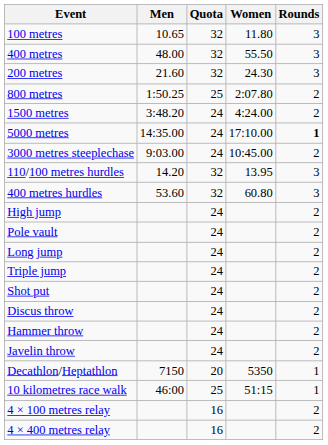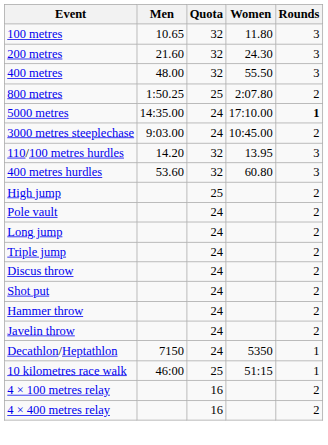rows swapped: (35, 73) <-> (35, 53)
- row: (38, 113)
(217, 212) 24 -> (217, 192) 25
rows swapped: (28, 291) <-> (40, 311)
(217, 370) 20 -> (217, 350) 24
